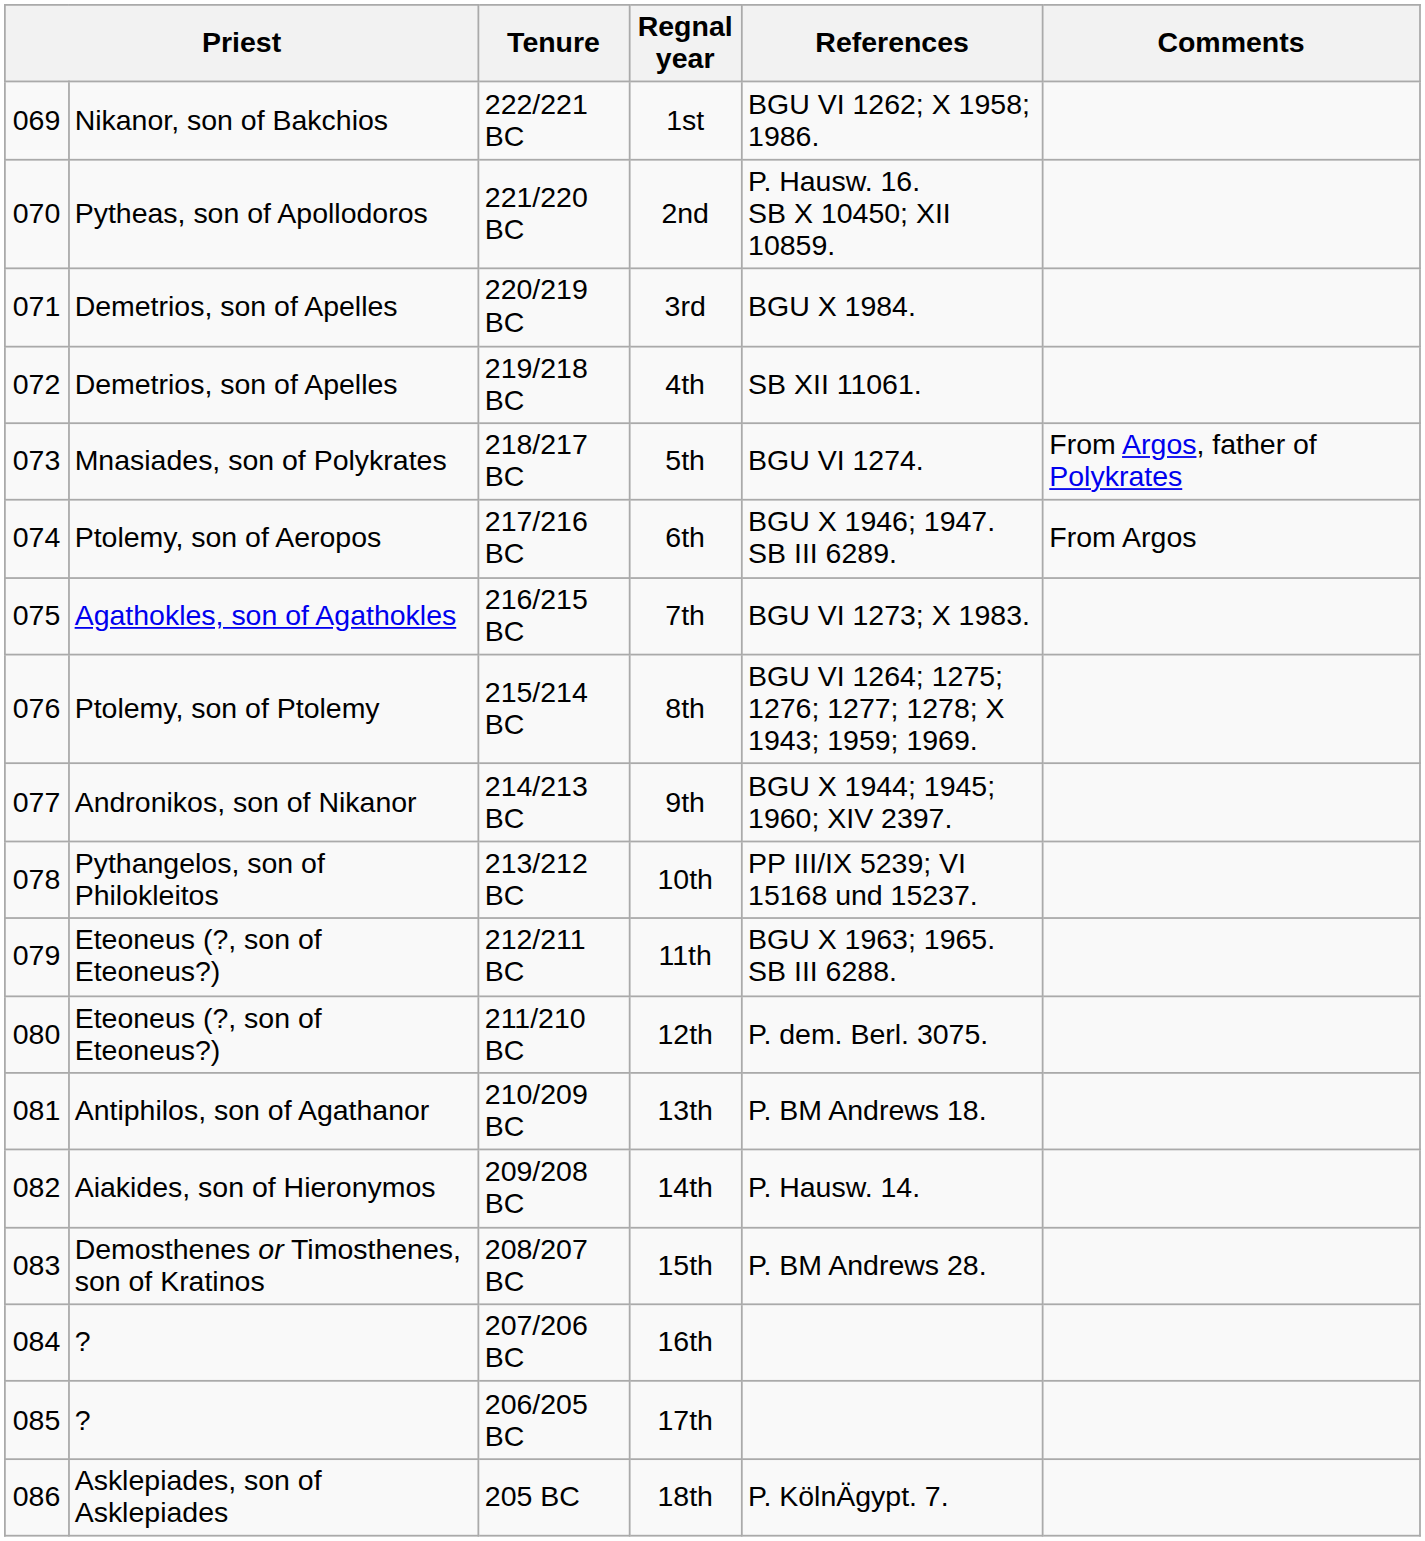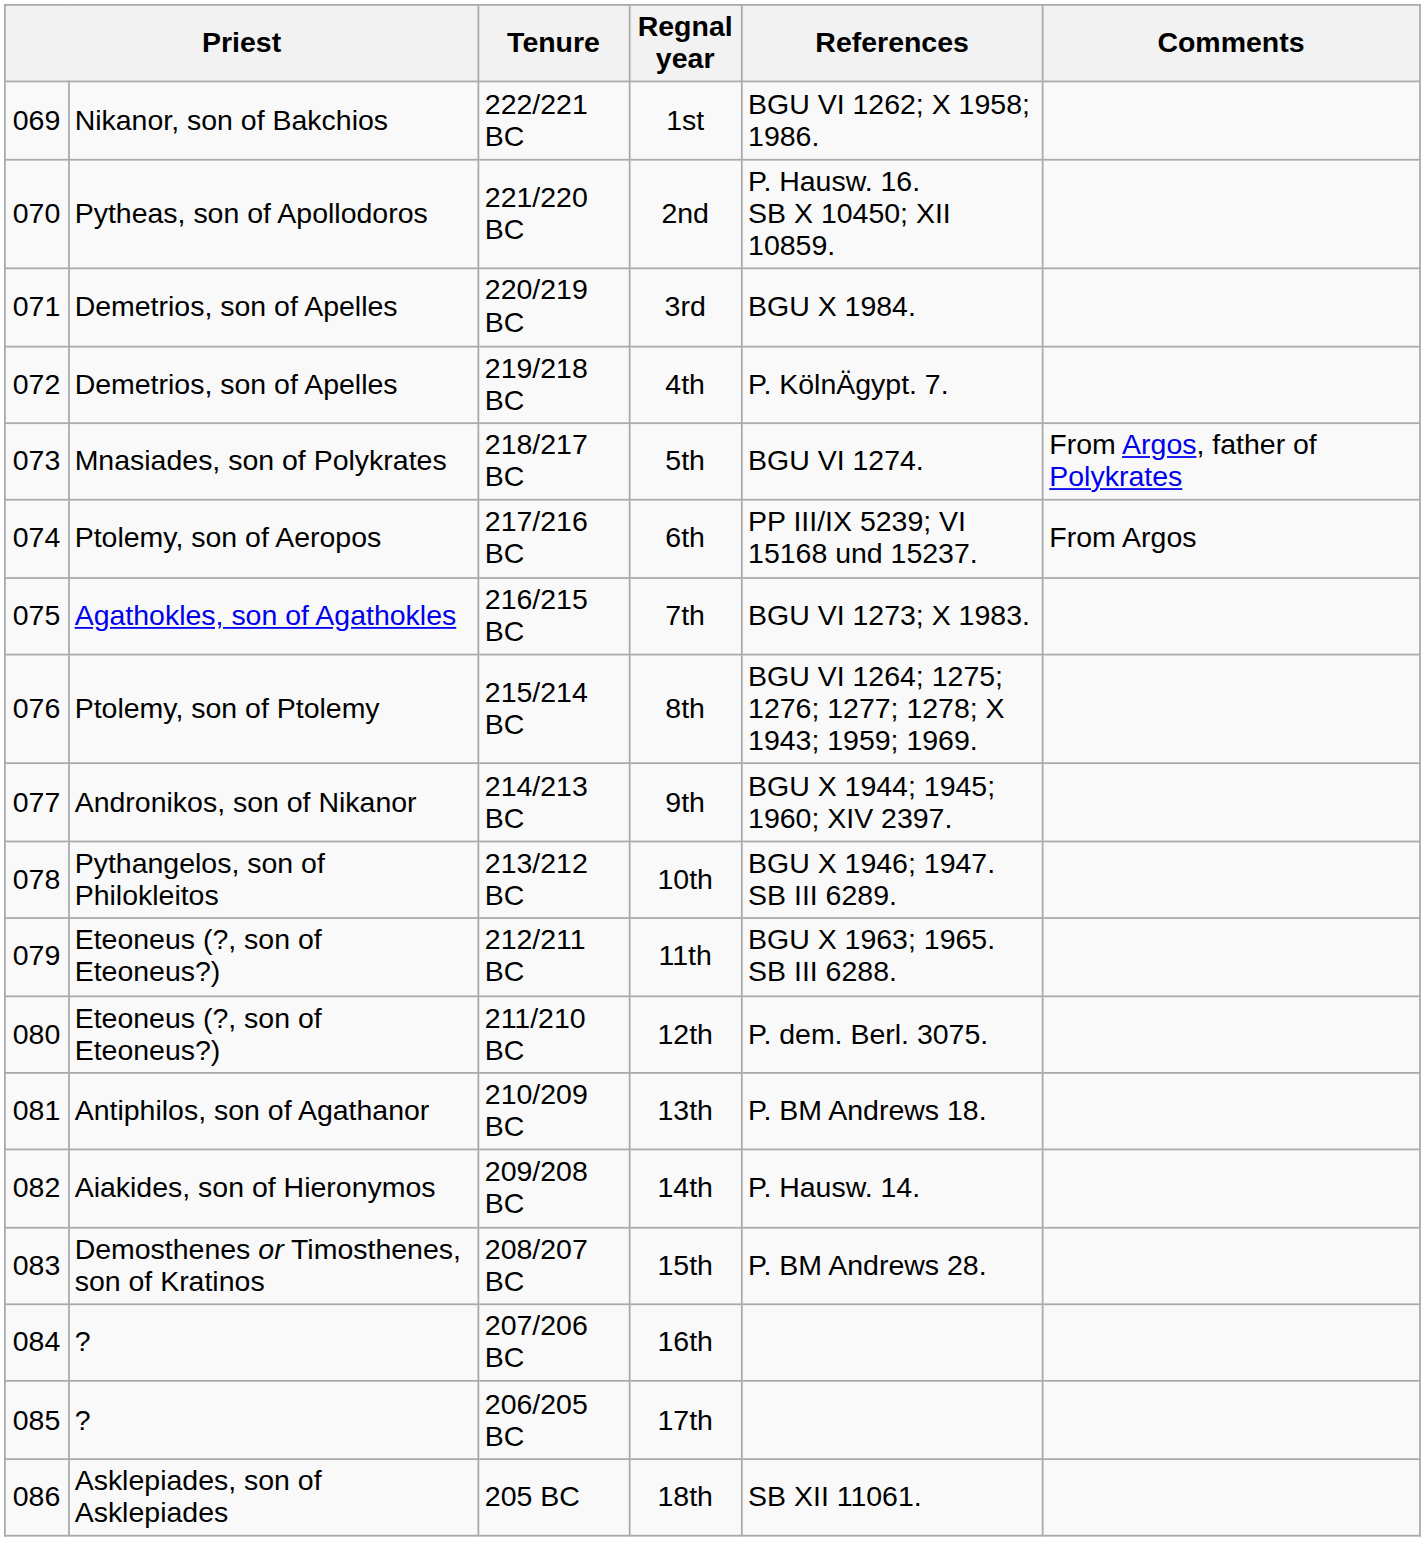(835, 383) SB XII 11061. -> (848, 383) P. KölnÄgypt. 7.
(872, 538) BGU X 1946; 1947. SB III 6289. -> (863, 538) PP III/IX 5239; VI 15168 und 15237.
(863, 879) PP III/IX 5239; VI 15168 und 15237. -> (872, 879) BGU X 1946; 1947. SB III 6289.
(848, 1496) P. KölnÄgypt. 7. -> (835, 1496) SB XII 11061.
